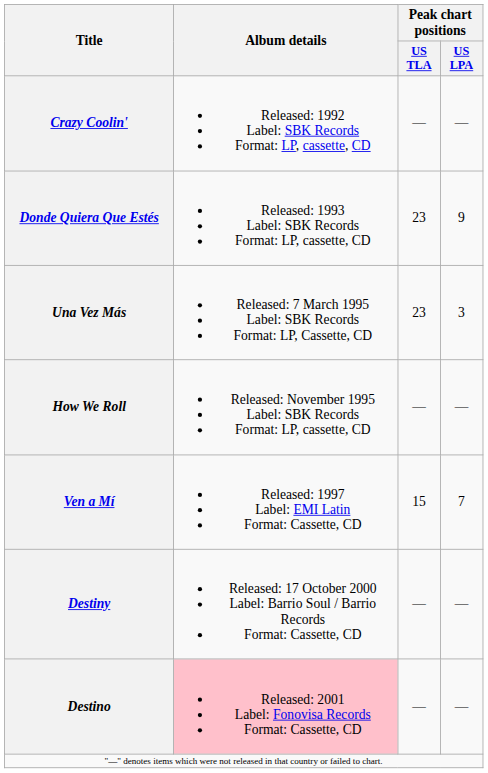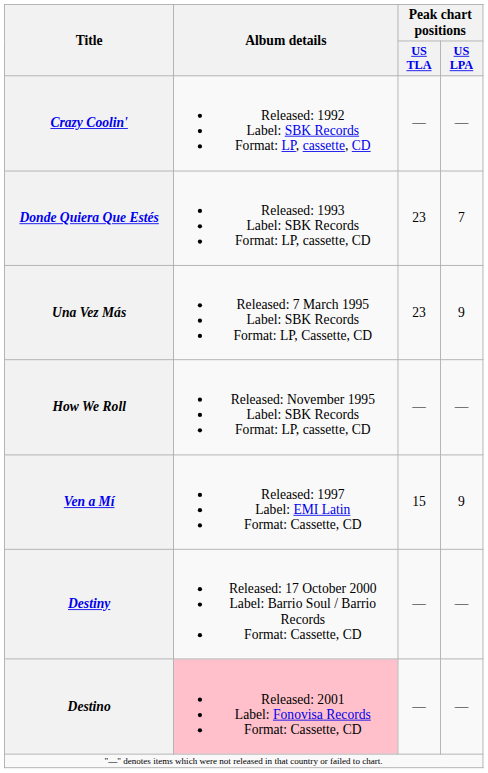(461, 218) 9 -> (461, 218) 7
(461, 312) 3 -> (461, 312) 9
(461, 502) 7 -> (461, 502) 9
